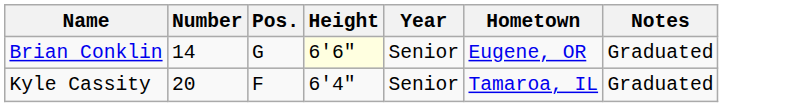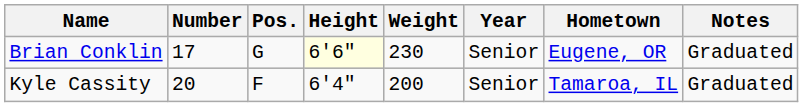+ column: (424, 21)
(184, 53) 14 -> (184, 53) 17
